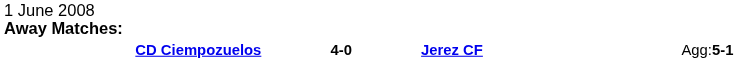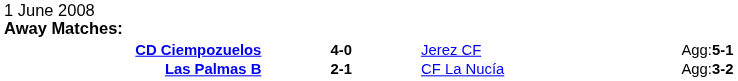(452, 50) bold -> (451, 50) normal
+ row: (213, 69)
